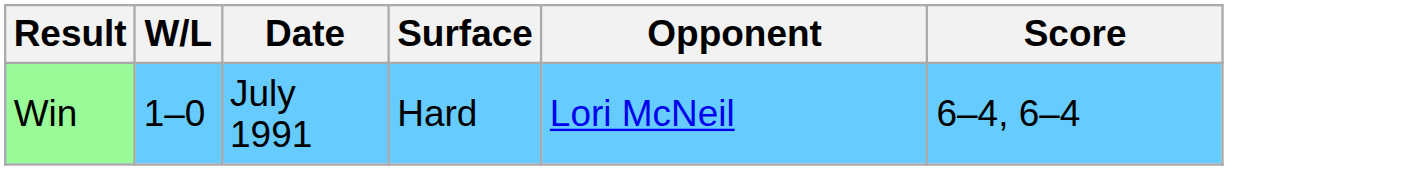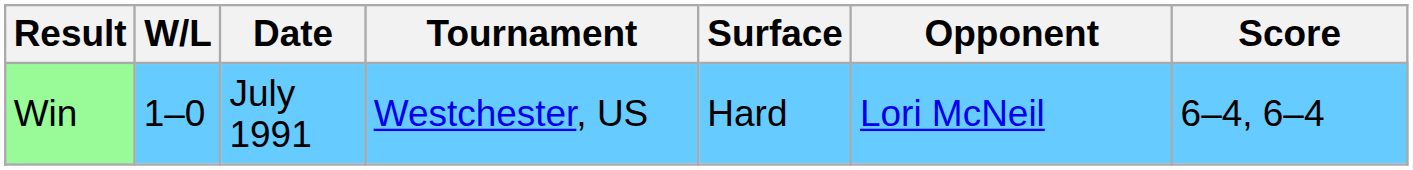+ column: (532, 33)
